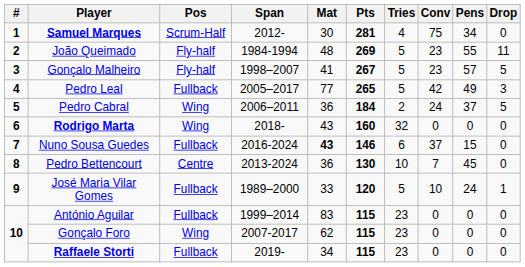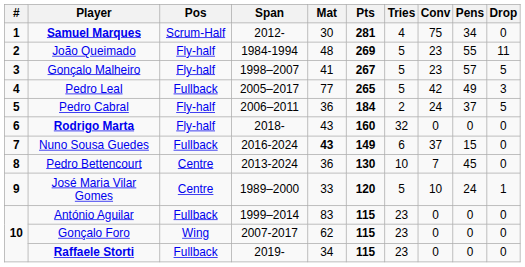(196, 107) Wing -> (196, 107) Fly-half
(196, 126) Wing -> (196, 126) Fly-half
(366, 145) 146 -> (366, 145) 149
(196, 189) Fullback -> (196, 189) Centre
